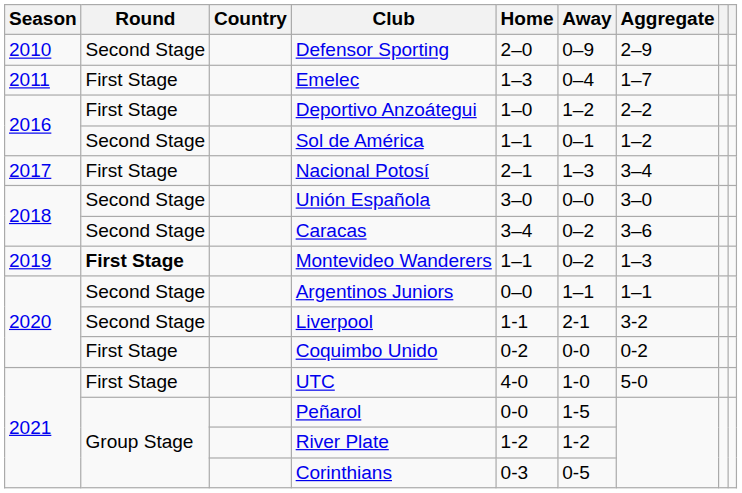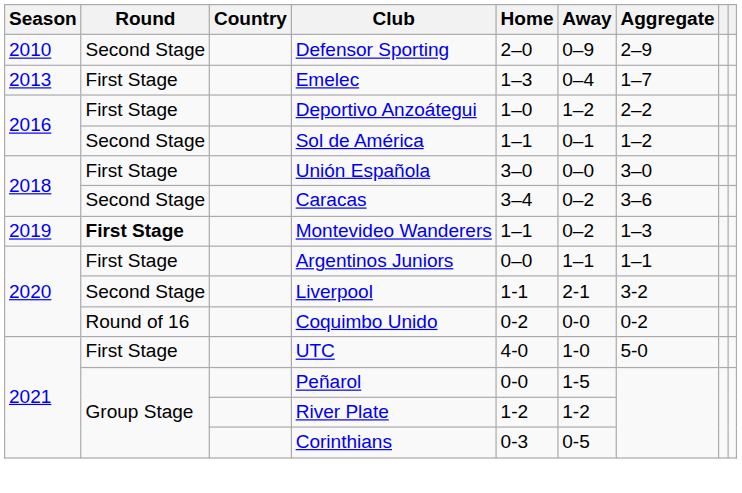(29, 79) 2011 -> (30, 79) 2013
- row: (362, 170)
(145, 200) Second Stage -> (132, 170) First Stage
(145, 291) Second Stage -> (132, 261) First Stage
(132, 351) First Stage -> (137, 321) Round of 16
